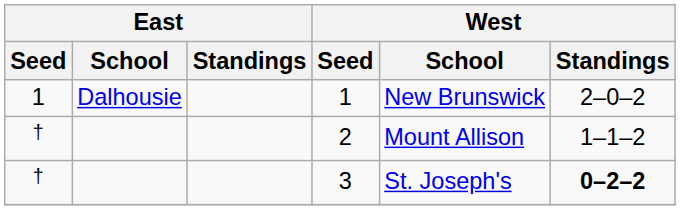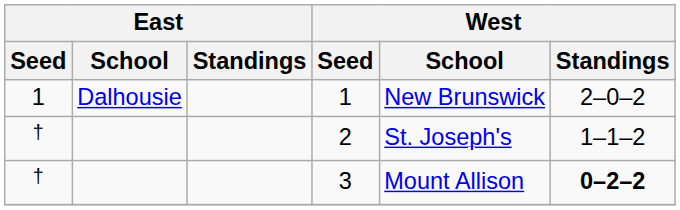(454, 138) Mount Allison -> (448, 138) St. Joseph's
(448, 181) St. Joseph's -> (454, 181) Mount Allison
